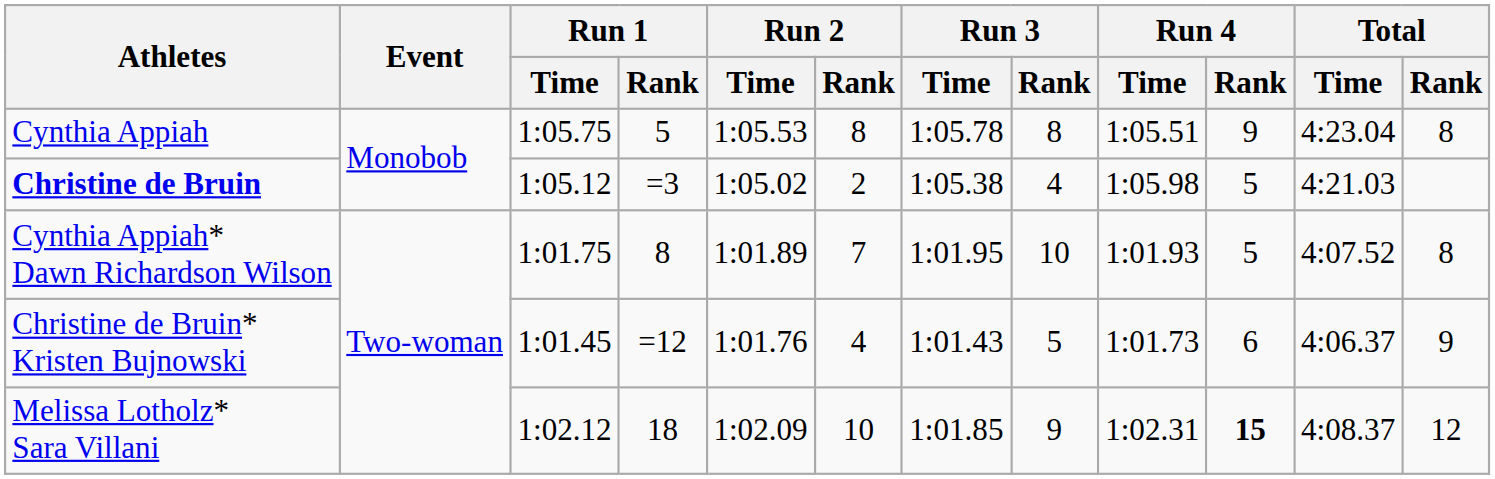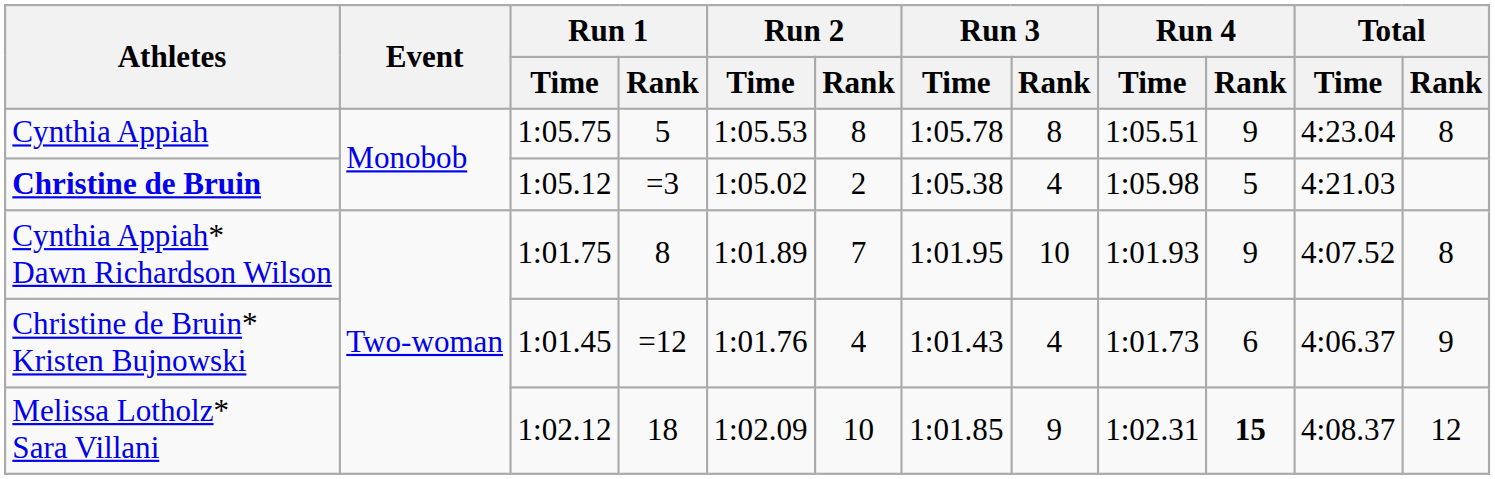(1250, 254) 5 -> (1250, 254) 9
(1054, 342) 5 -> (1054, 342) 4
